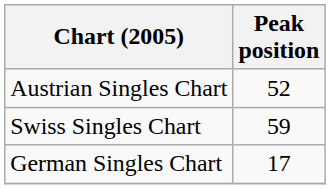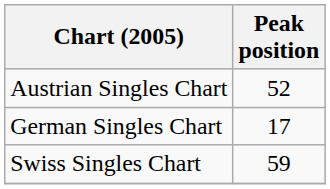rows swapped: (116, 163) <-> (106, 125)
